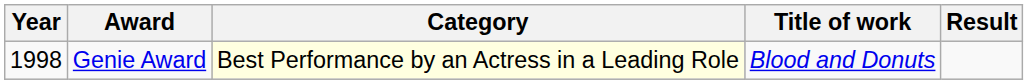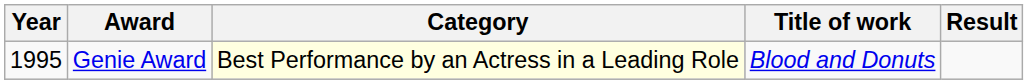(36, 60) 1998 -> (36, 60) 1995
